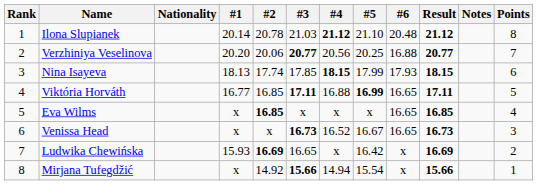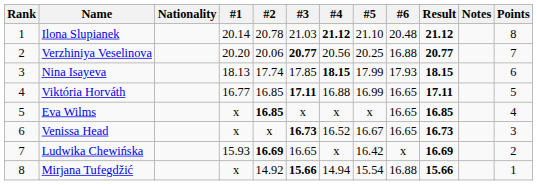(370, 92) bold -> (370, 92) normal
(403, 170) x -> (403, 170) 16.88
